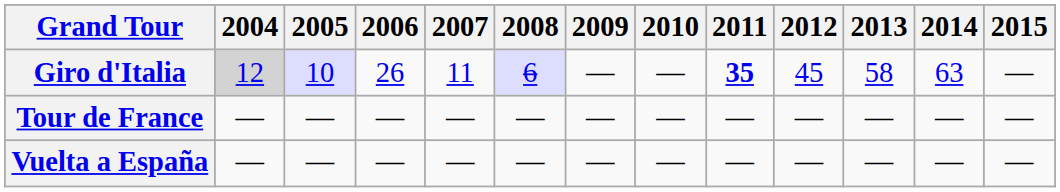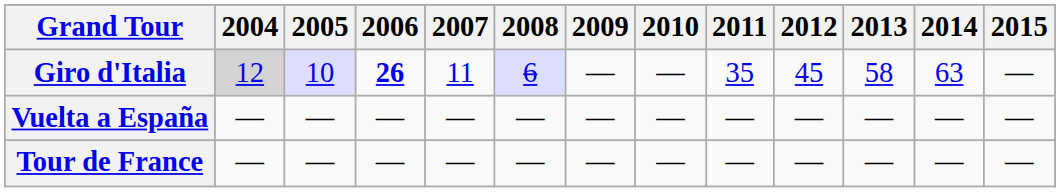(390, 72) normal -> (390, 72) bold
(740, 72) bold -> (740, 72) normal
rows swapped: (110, 117) <-> (110, 162)
